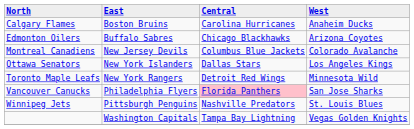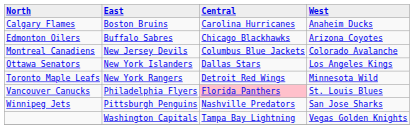(346, 91) San Jose Sharks -> (346, 91) St. Louis Blues
(346, 104) St. Louis Blues -> (346, 104) San Jose Sharks
